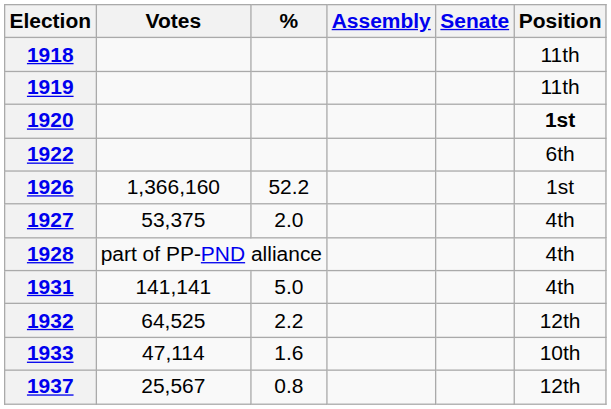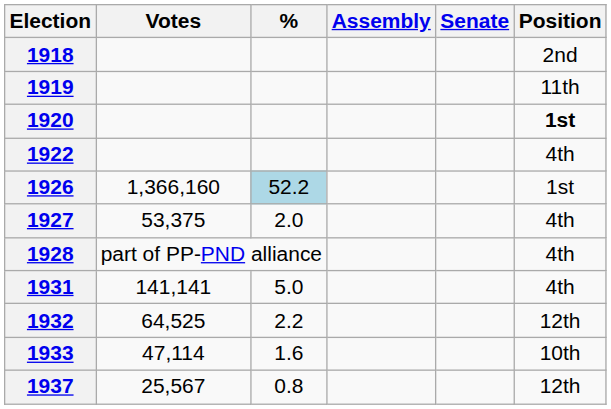(560, 54) 11th -> (560, 54) 2nd
(560, 154) 6th -> (560, 154) 4th
(289, 187) no background -> (289, 187) lightblue background
